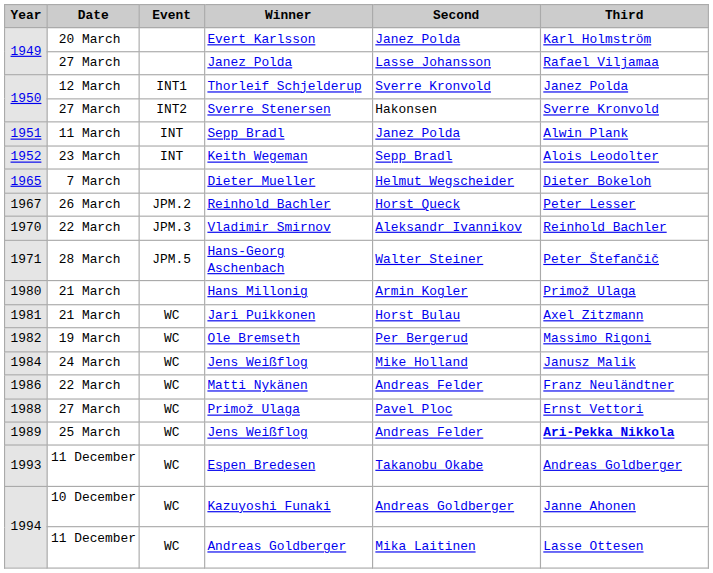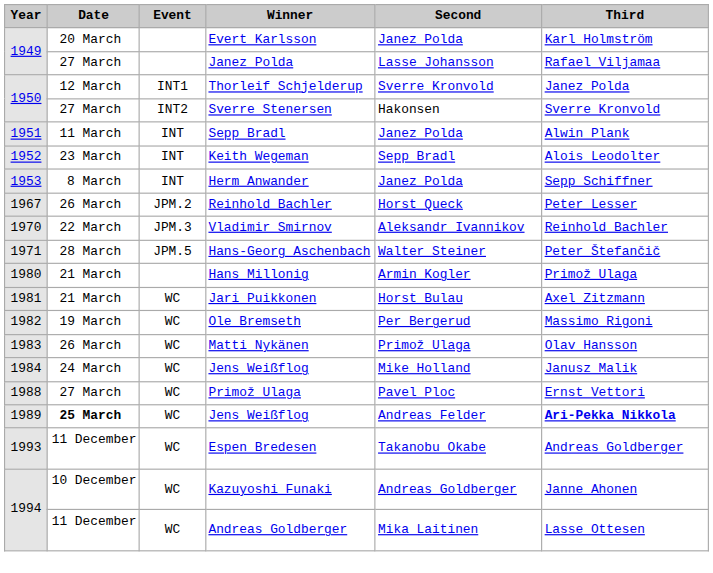+ row: (26, 181)
- row: (26, 181)
+ row: (26, 345)
- row: (26, 386)
(97, 433) normal -> (98, 416) bold
